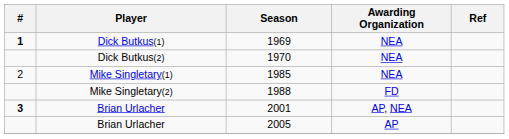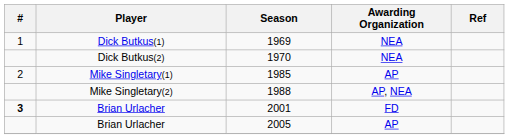(20, 41) bold -> (20, 41) normal
(392, 74) NEA -> (392, 74) AP
(392, 91) FD -> (392, 91) AP, NEA
(392, 108) AP, NEA -> (392, 108) FD
